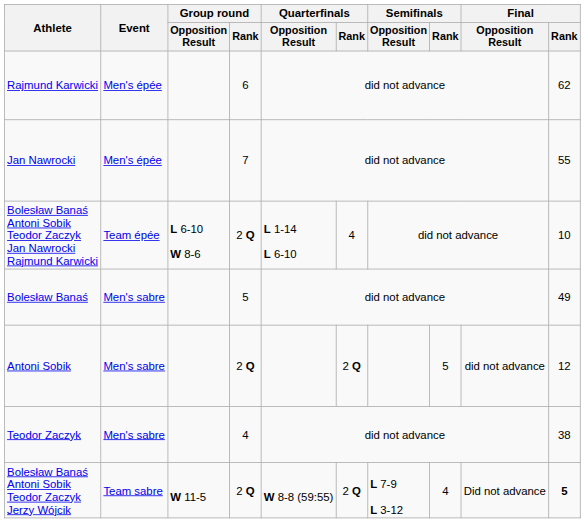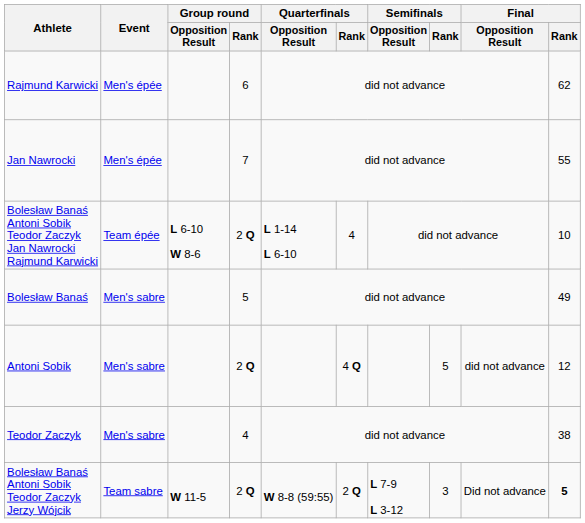(352, 366) 2 Q -> (352, 366) 4 Q
(445, 491) 4 -> (445, 491) 3
